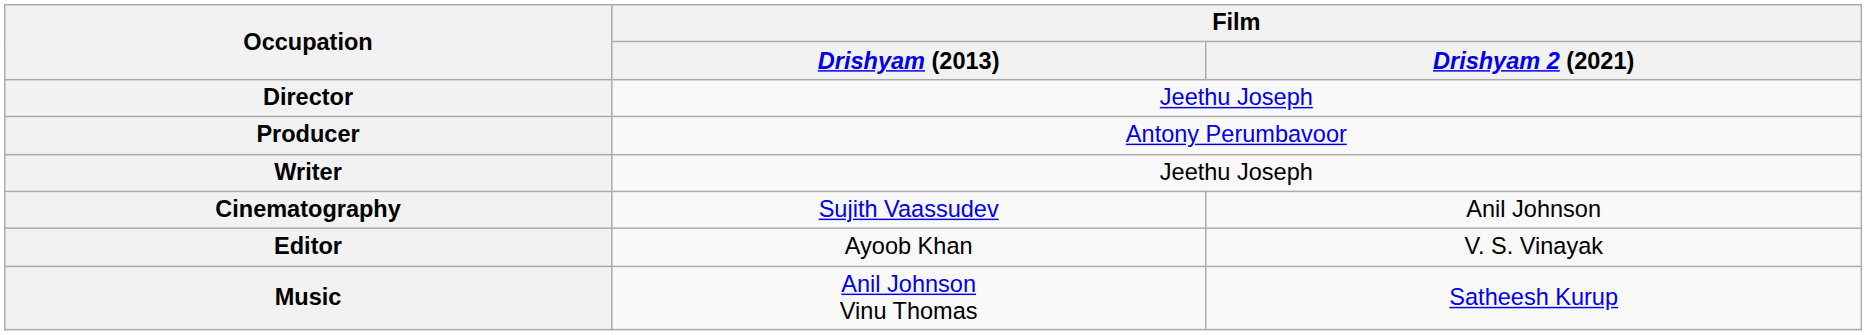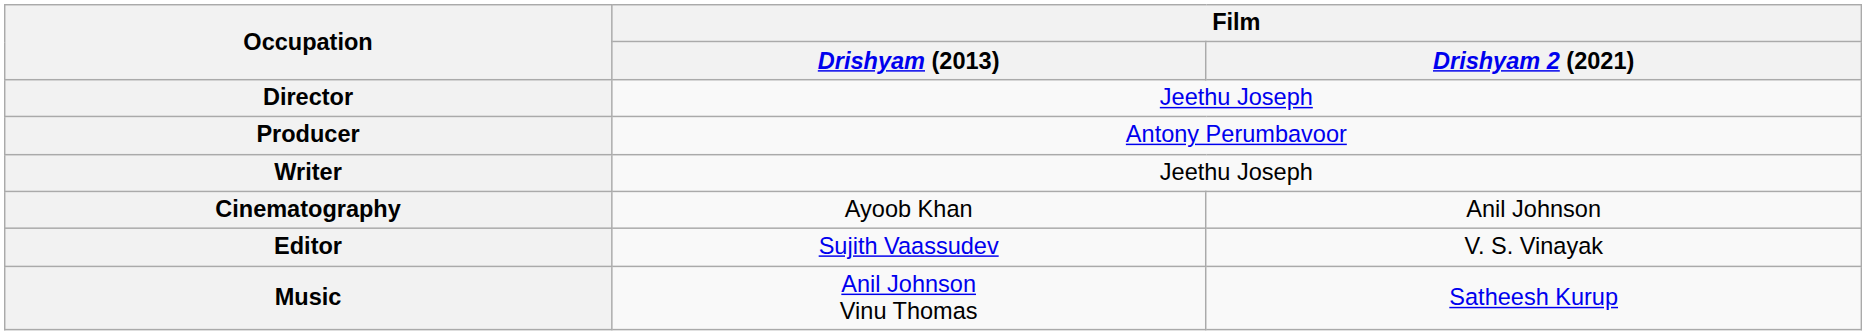(909, 209) Sujith Vaassudev -> (909, 209) Ayoob Khan
(909, 246) Ayoob Khan -> (909, 246) Sujith Vaassudev
